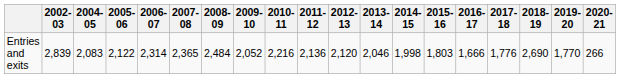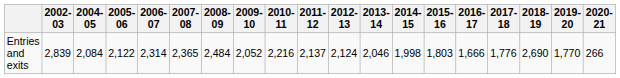(90, 53) 2,083 -> (90, 53) 2,084
(313, 53) 2,136 -> (313, 53) 2,137
(344, 53) 2,120 -> (344, 53) 2,124
